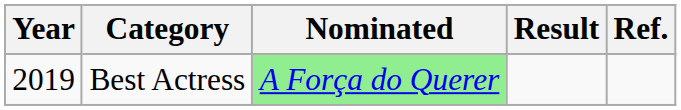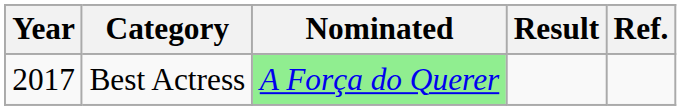(44, 79) 2019 -> (44, 79) 2017
